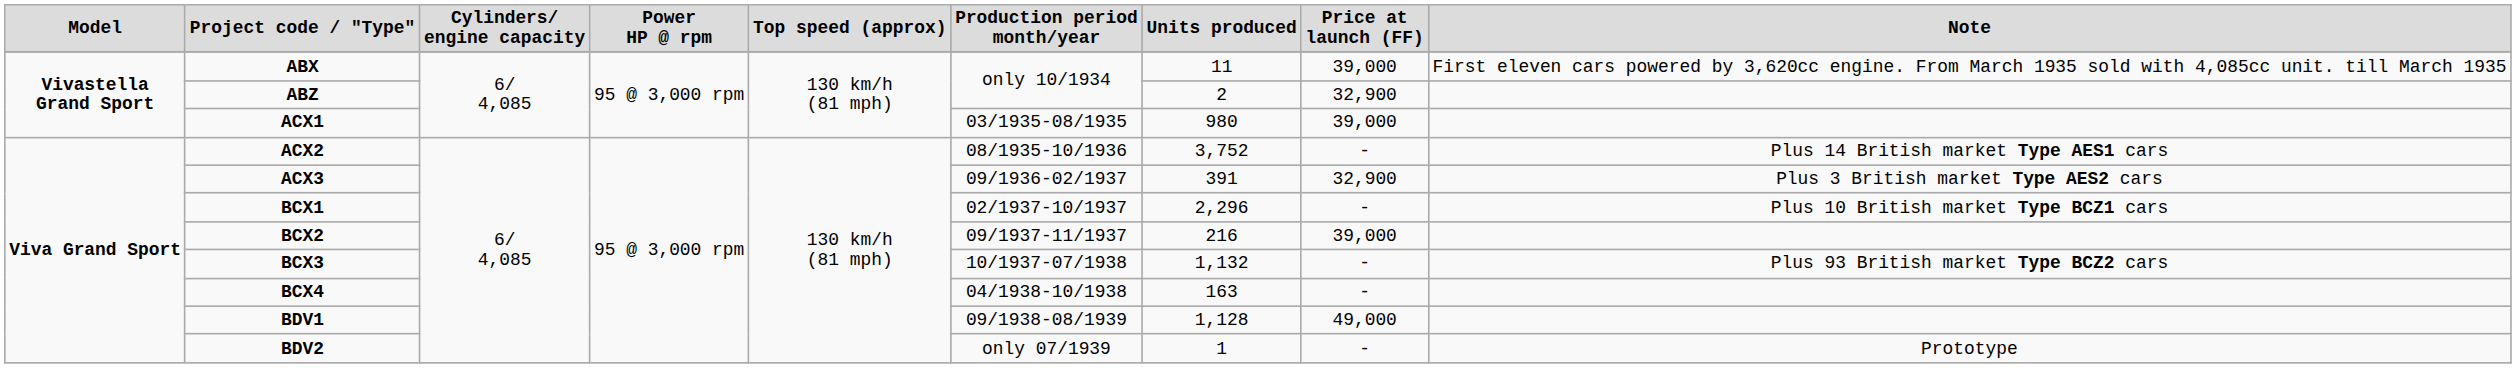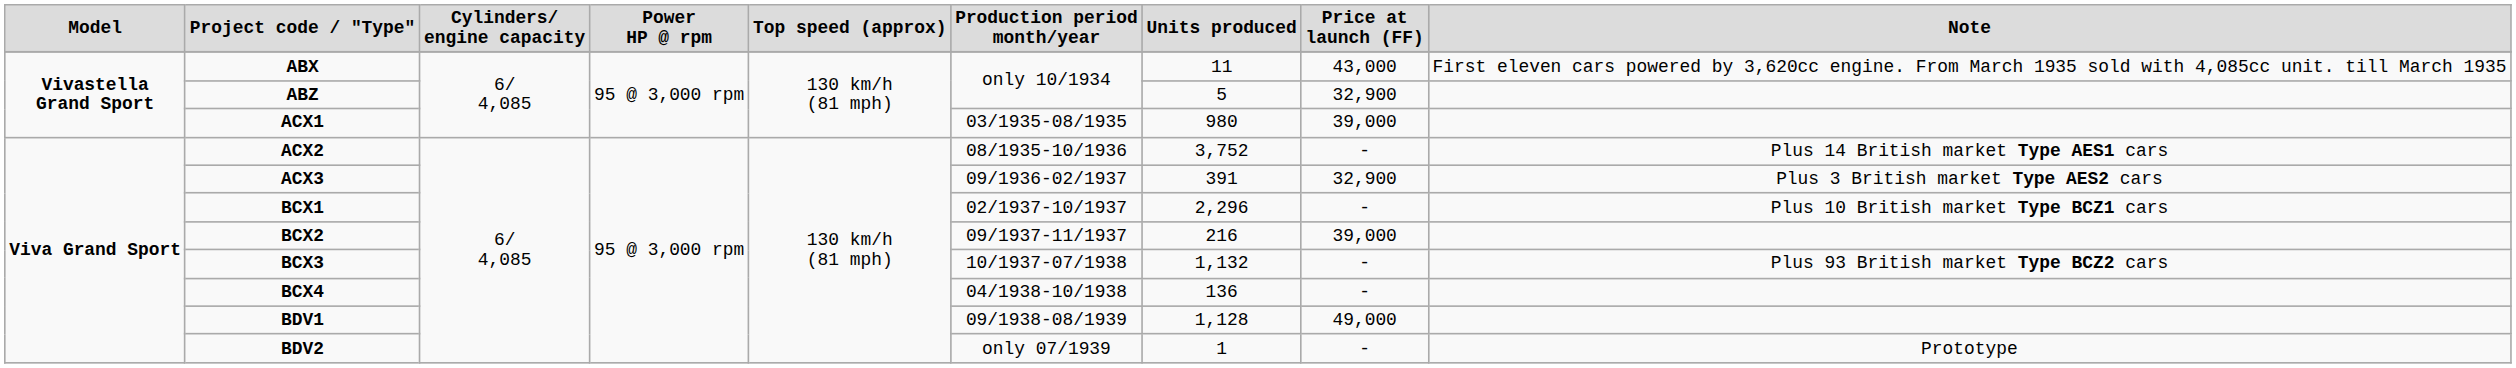(1365, 67) 39,000 -> (1365, 67) 43,000
(1222, 95) 2 -> (1222, 95) 5
(1222, 292) 163 -> (1222, 292) 136
